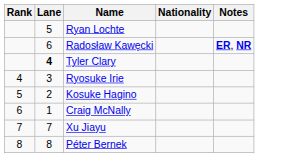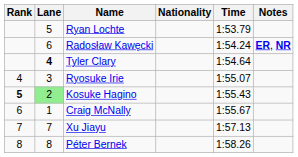+ column: (233, 12)
(19, 95) normal -> (19, 95) bold
(49, 95) no background -> (49, 95) lightgreen background
